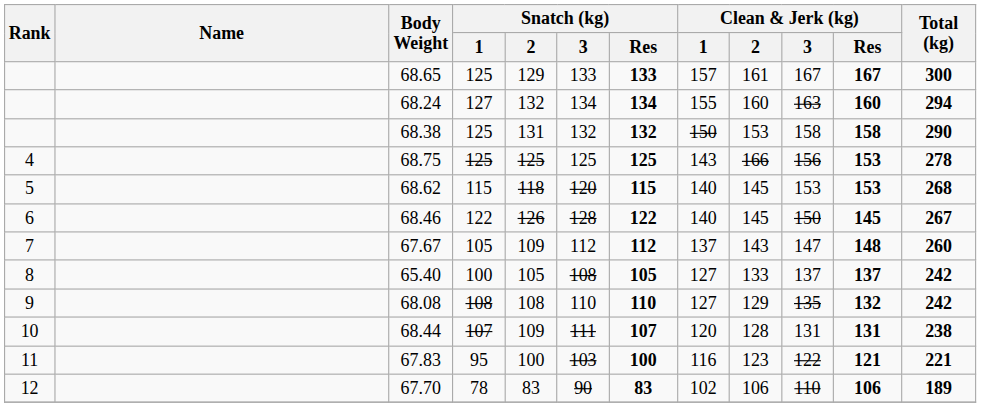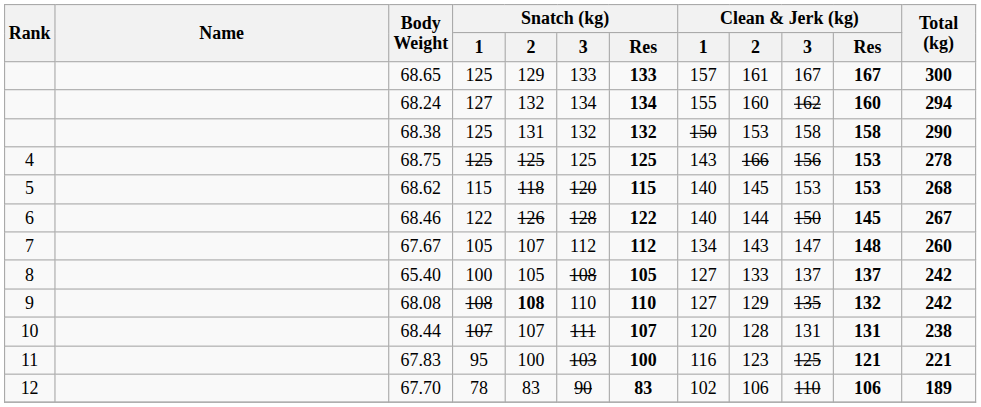(807, 103) 163 -> (807, 103) 162
(755, 217) 145 -> (755, 217) 144
(531, 246) 109 -> (531, 246) 107
(703, 246) 137 -> (703, 246) 134
(531, 302) normal -> (531, 302) bold
(531, 331) 109 -> (531, 331) 107
(807, 359) 122 -> (807, 359) 125
